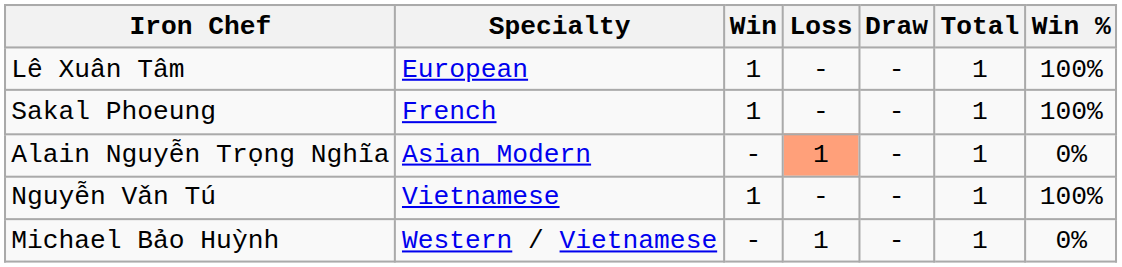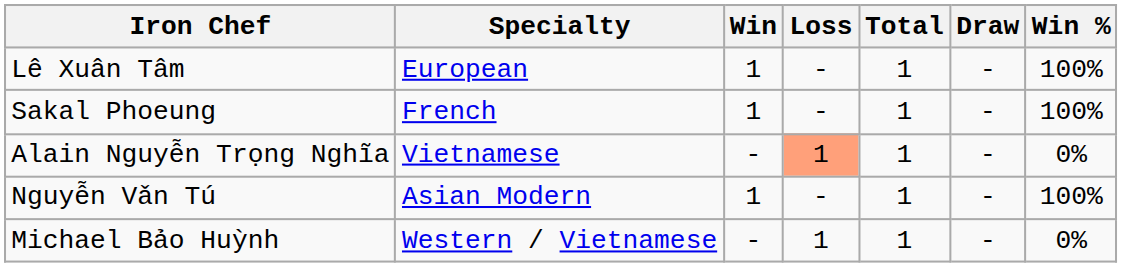columns swapped: (897, 26) <-> (980, 26)
(497, 155) Asian Modern -> (481, 155) Vietnamese
(481, 198) Vietnamese -> (497, 198) Asian Modern
